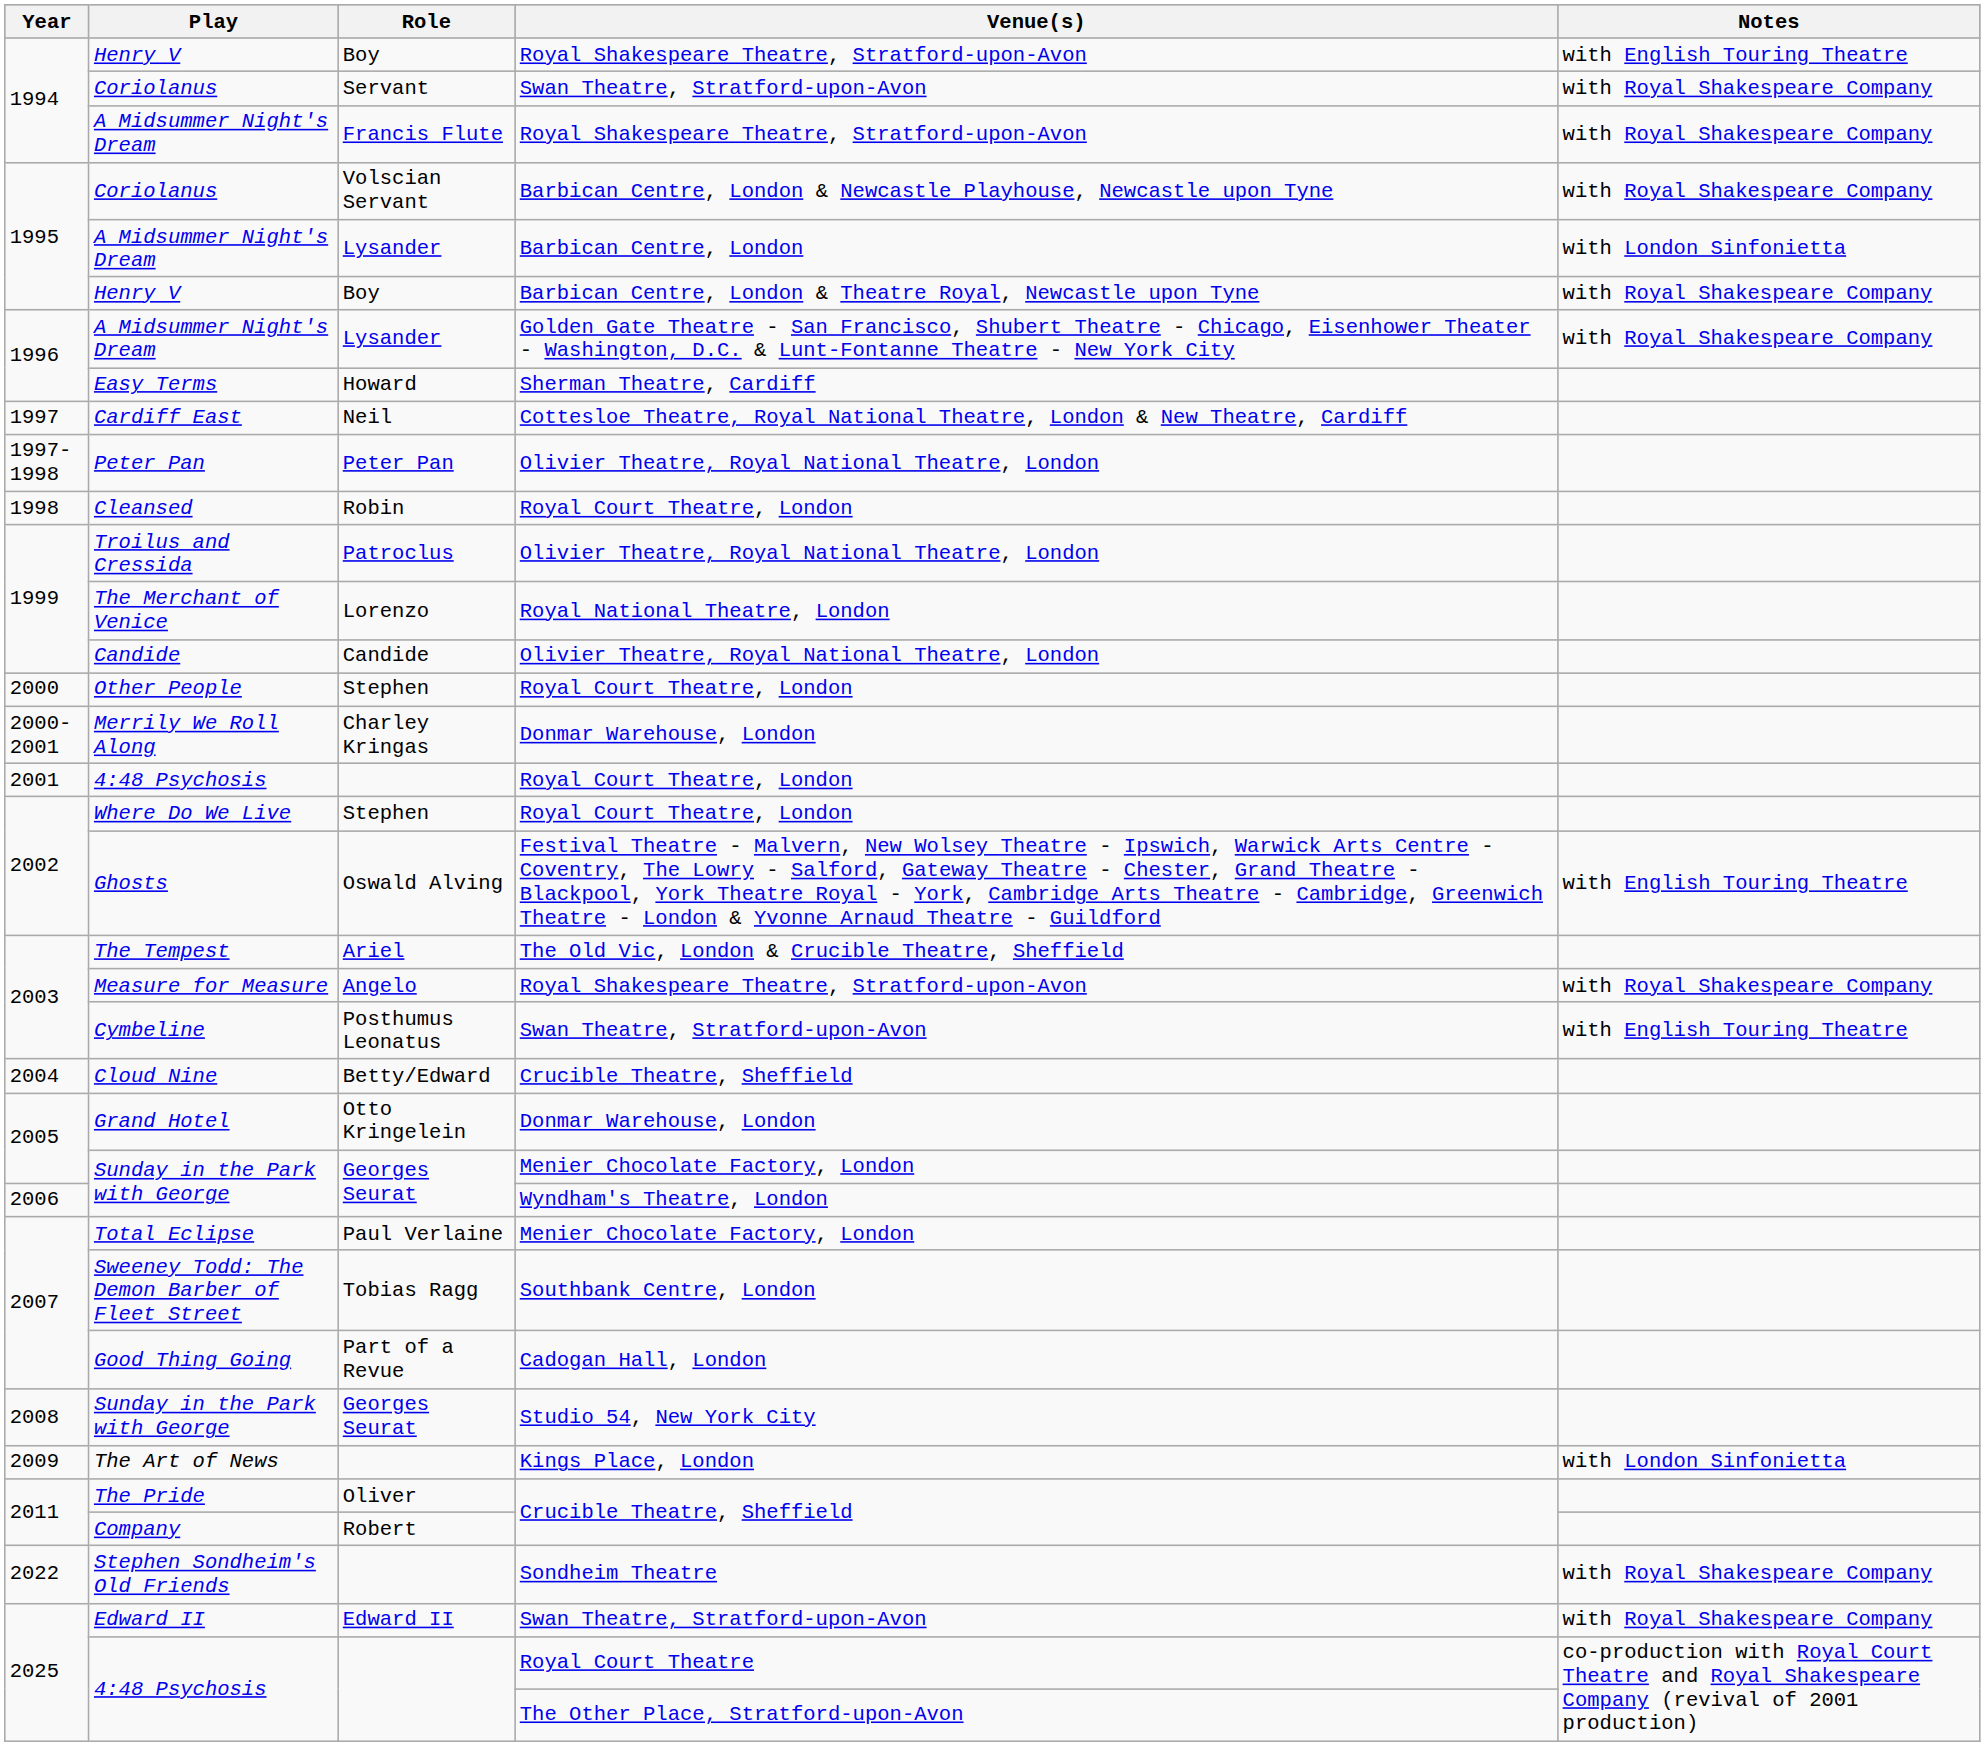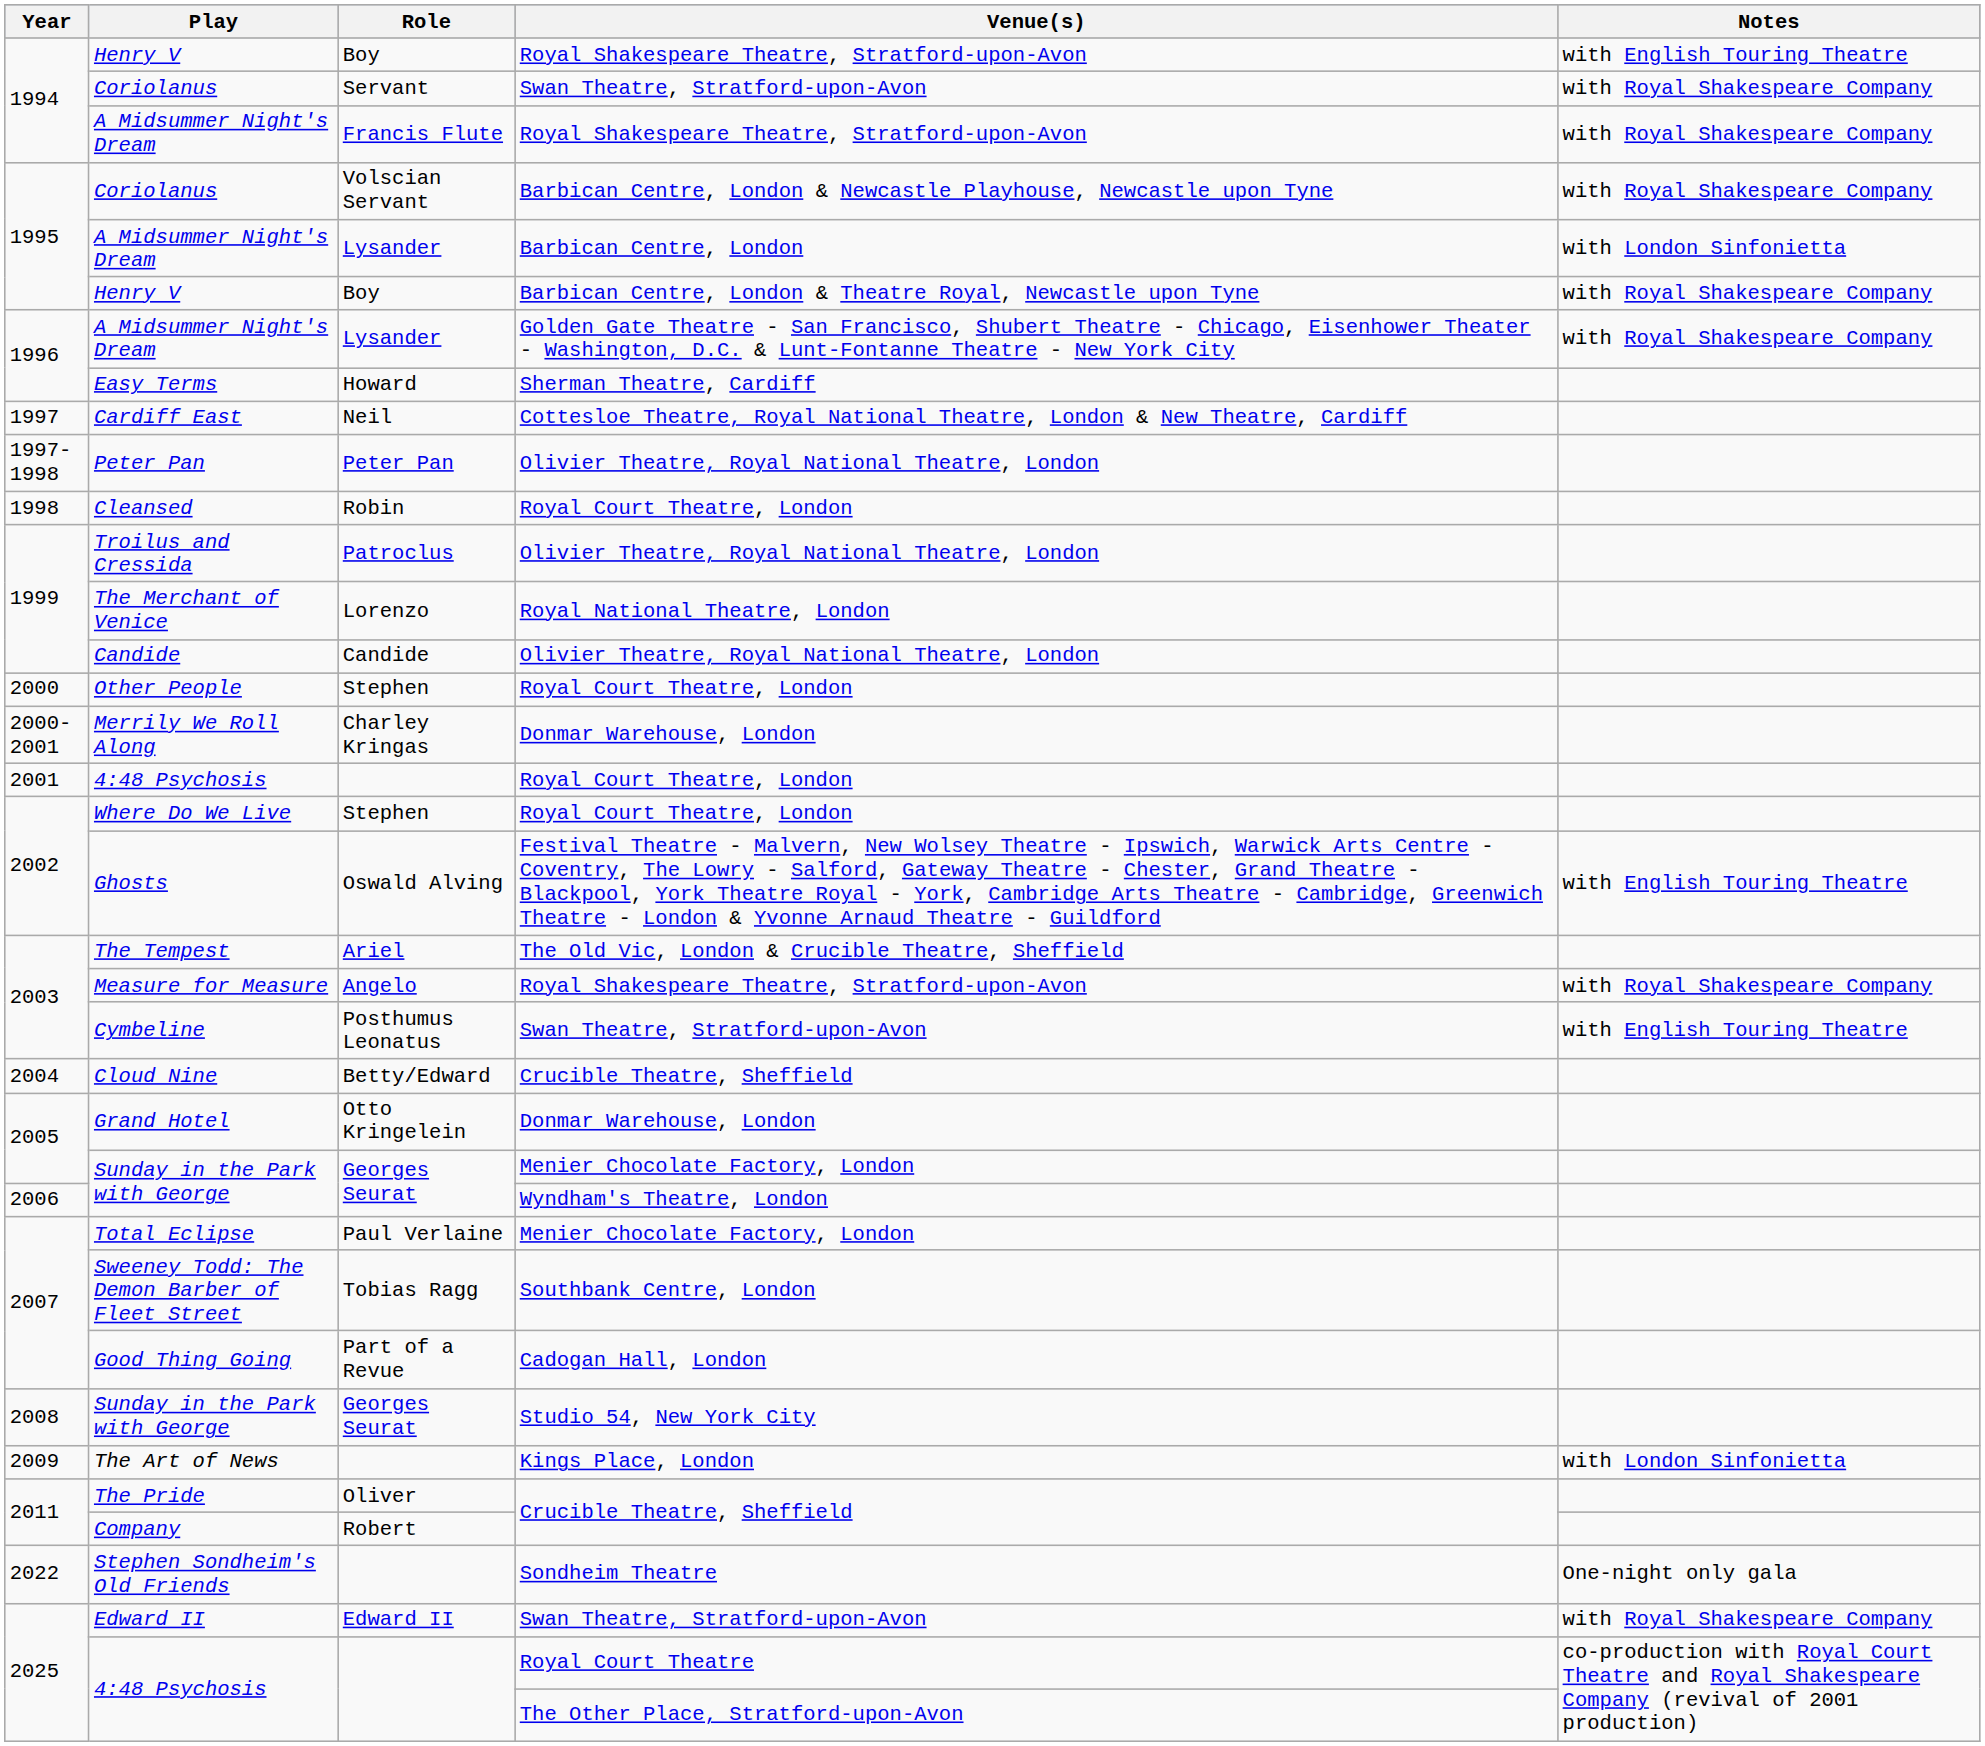(1748, 1574) with Royal Shakespeare Company -> (1680, 1574) One-night only gala
